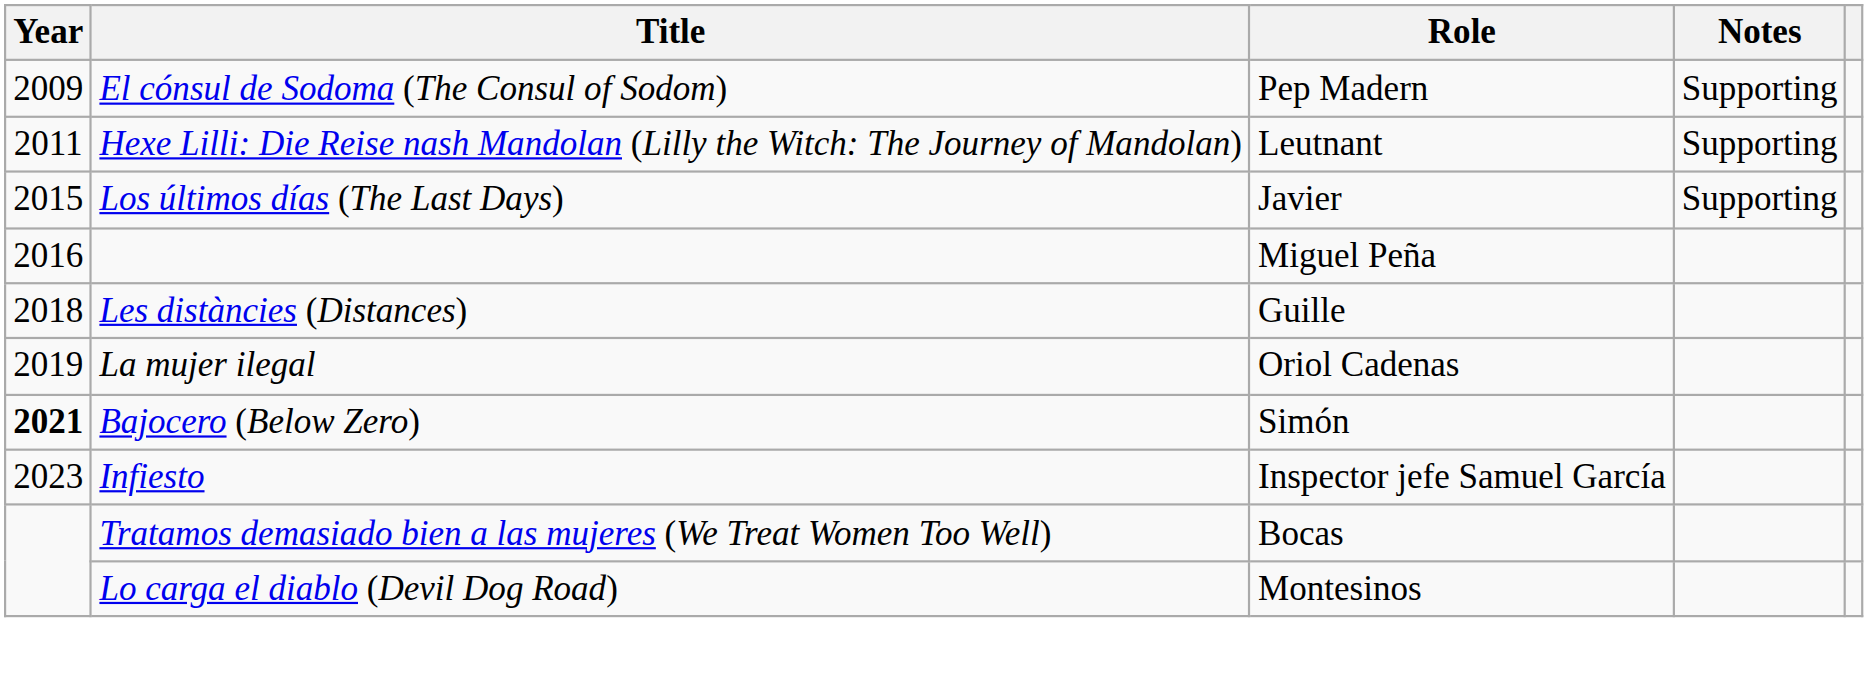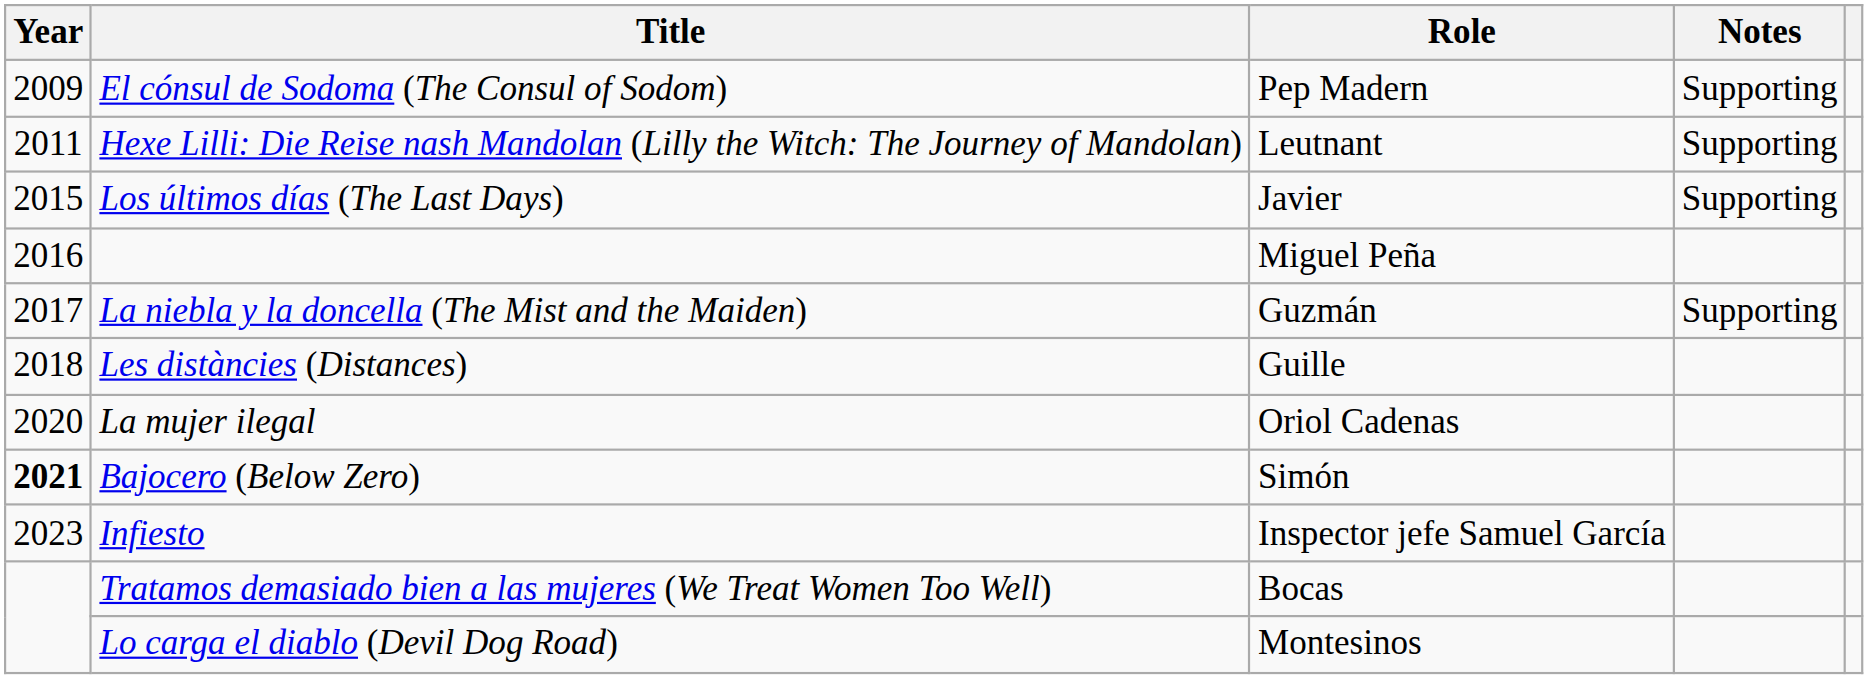+ row: (453, 310)
(48, 365) 2019 -> (48, 421) 2020
